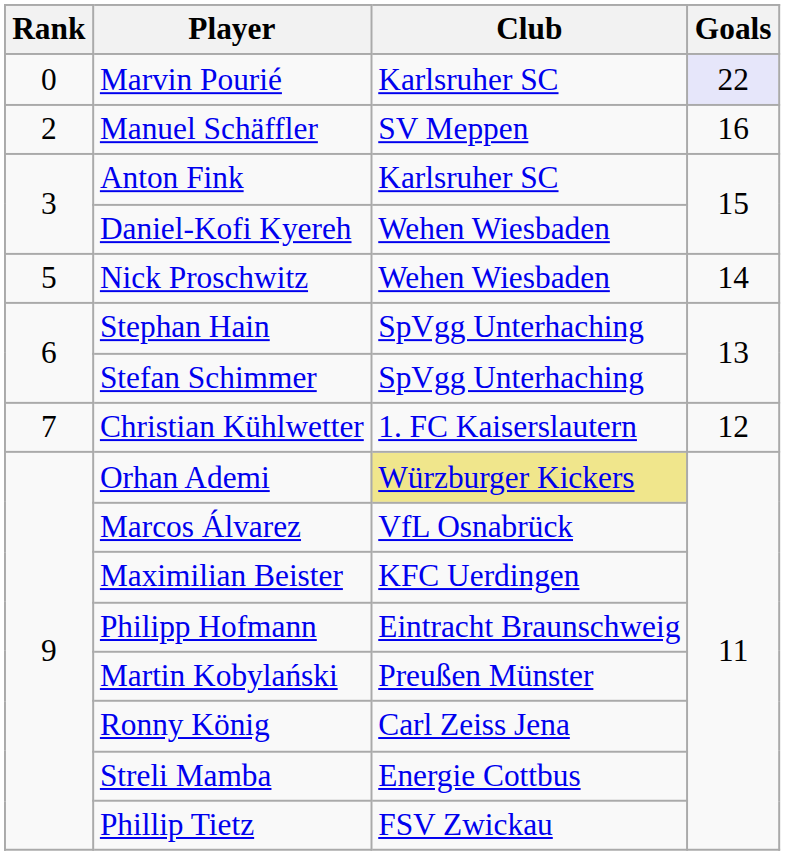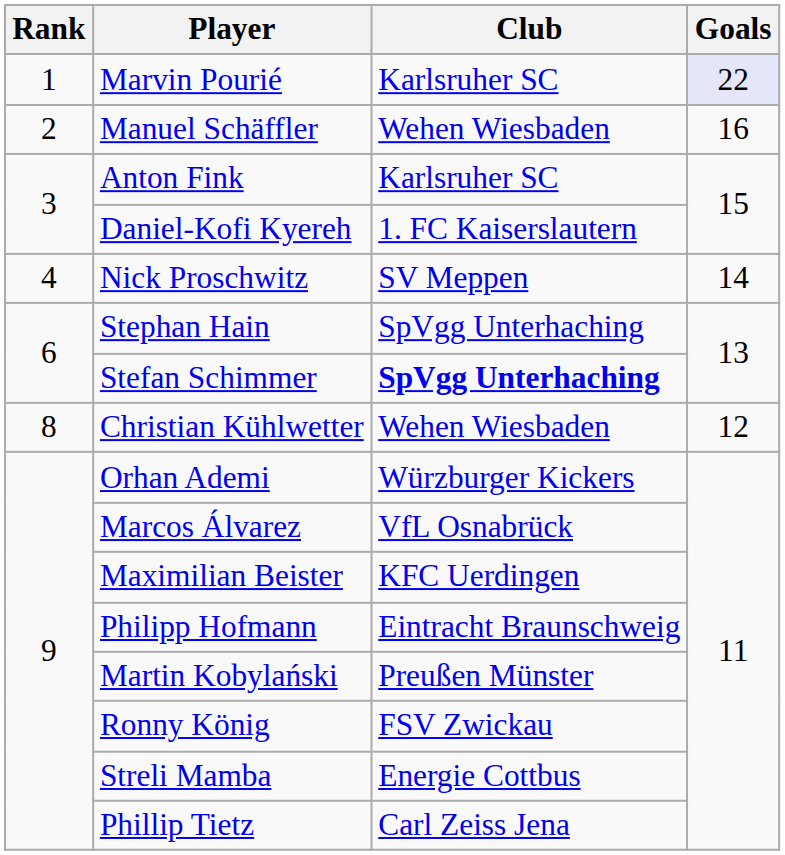(49, 79) 0 -> (49, 79) 1
(453, 128) SV Meppen -> (494, 128) Wehen Wiesbaden
(494, 228) Wehen Wiesbaden -> (508, 228) 1. FC Kaiserslautern
(49, 278) 5 -> (49, 278) 4
(494, 278) Wehen Wiesbaden -> (453, 278) SV Meppen
(511, 377) normal -> (519, 377) bold
(49, 427) 7 -> (49, 427) 8
(508, 427) 1. FC Kaiserslautern -> (494, 427) Wehen Wiesbaden
(506, 476) khaki background -> (506, 476) no background
(474, 725) Carl Zeiss Jena -> (466, 725) FSV Zwickau
(466, 825) FSV Zwickau -> (474, 825) Carl Zeiss Jena
